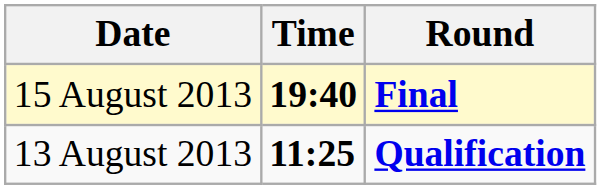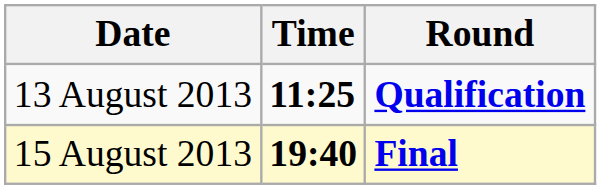rows swapped: (133, 153) <-> (133, 93)
